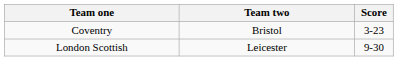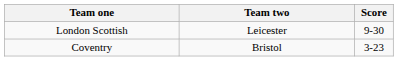rows swapped: (92, 47) <-> (92, 30)
